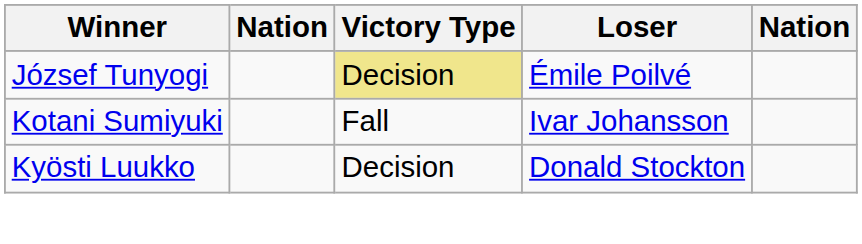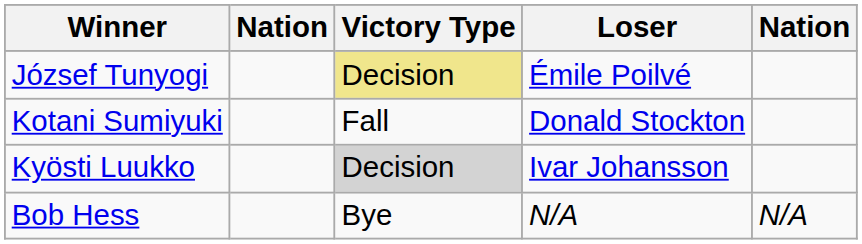(629, 121) Ivar Johansson -> (637, 121) Donald Stockton
(398, 167) no background -> (398, 167) lightgrey background
(637, 167) Donald Stockton -> (629, 167) Ivar Johansson
+ row: (76, 214)
